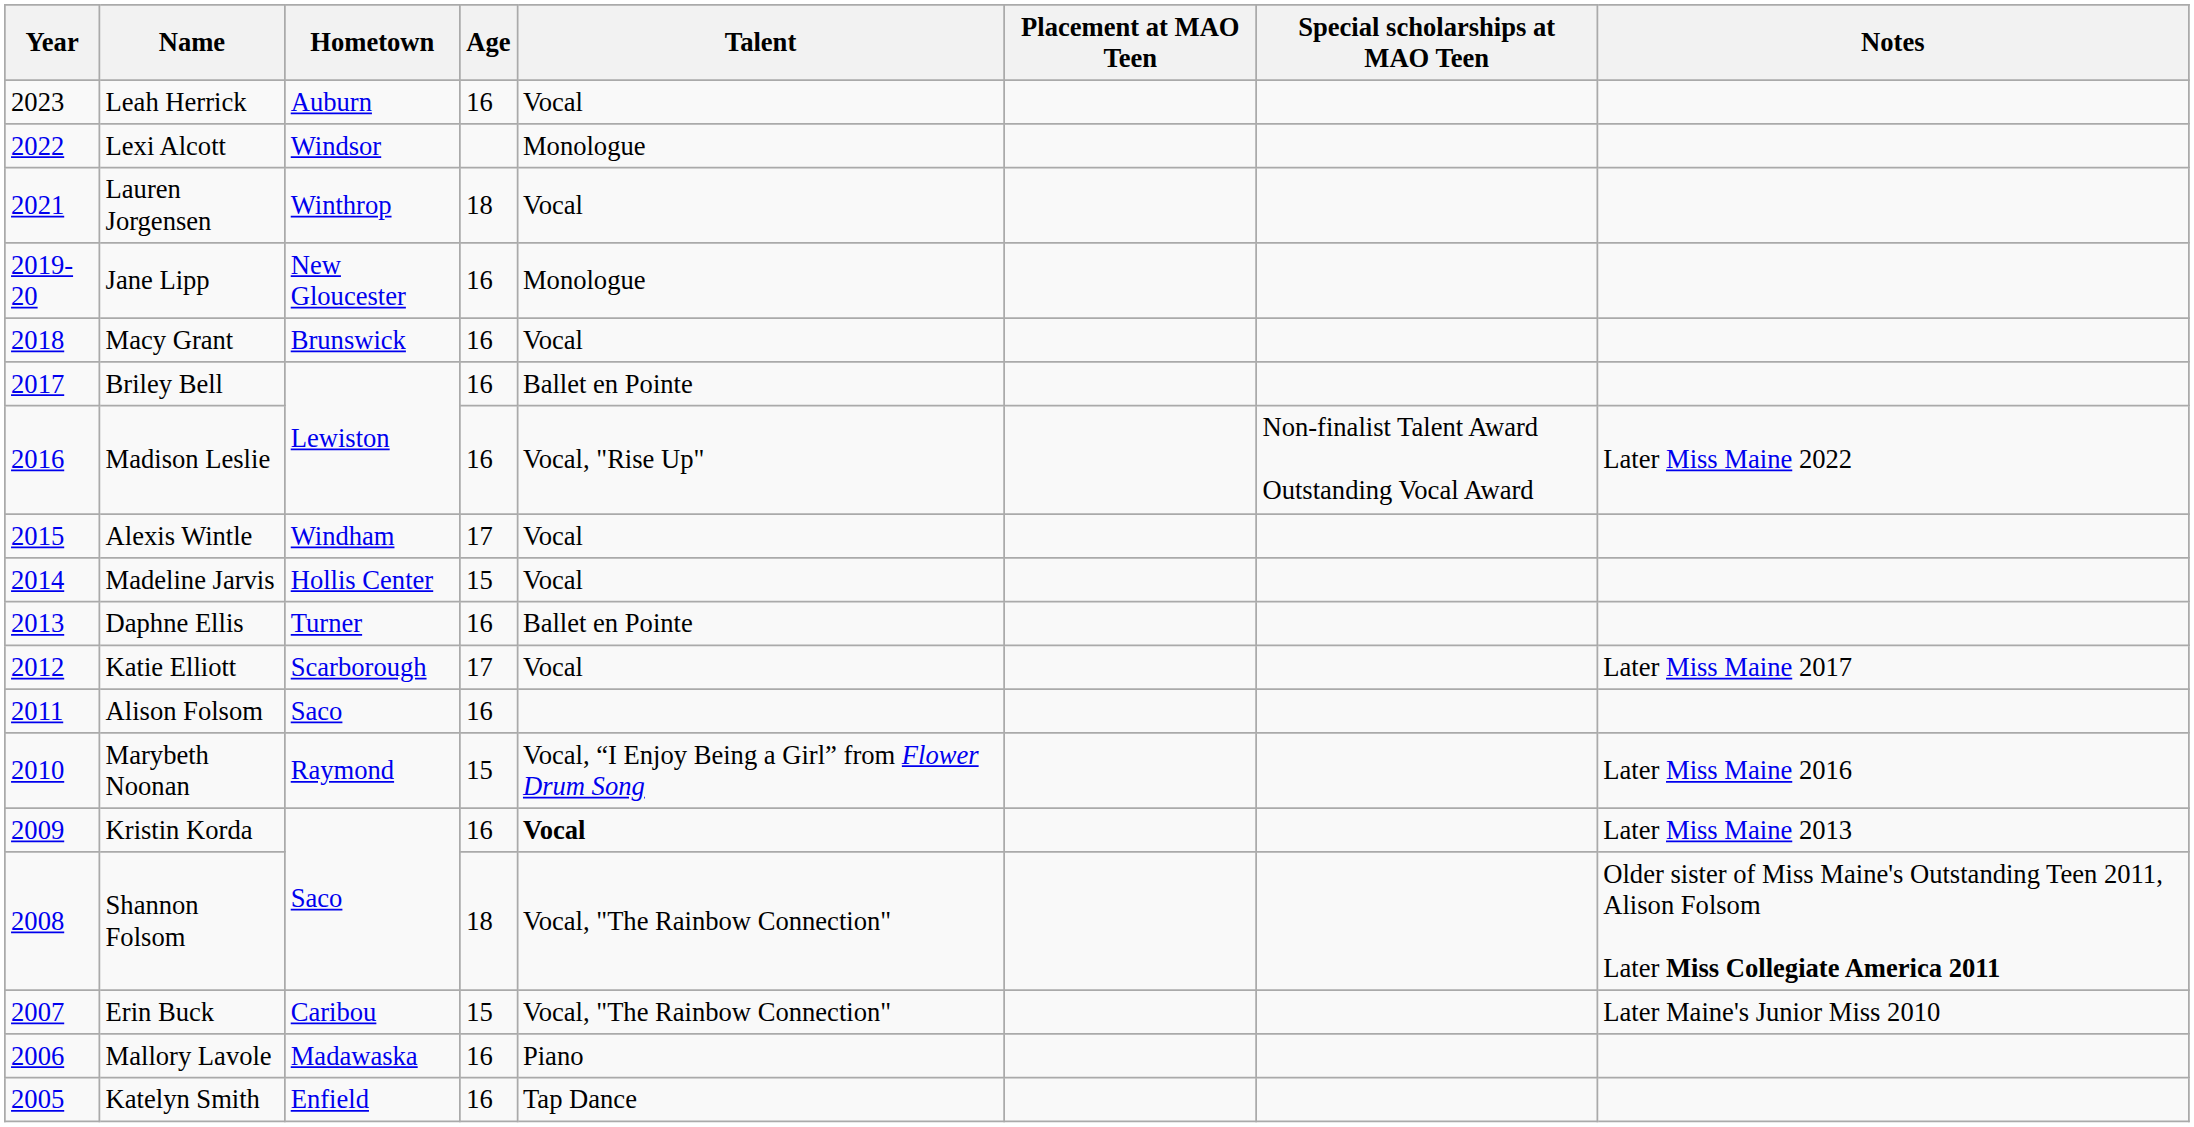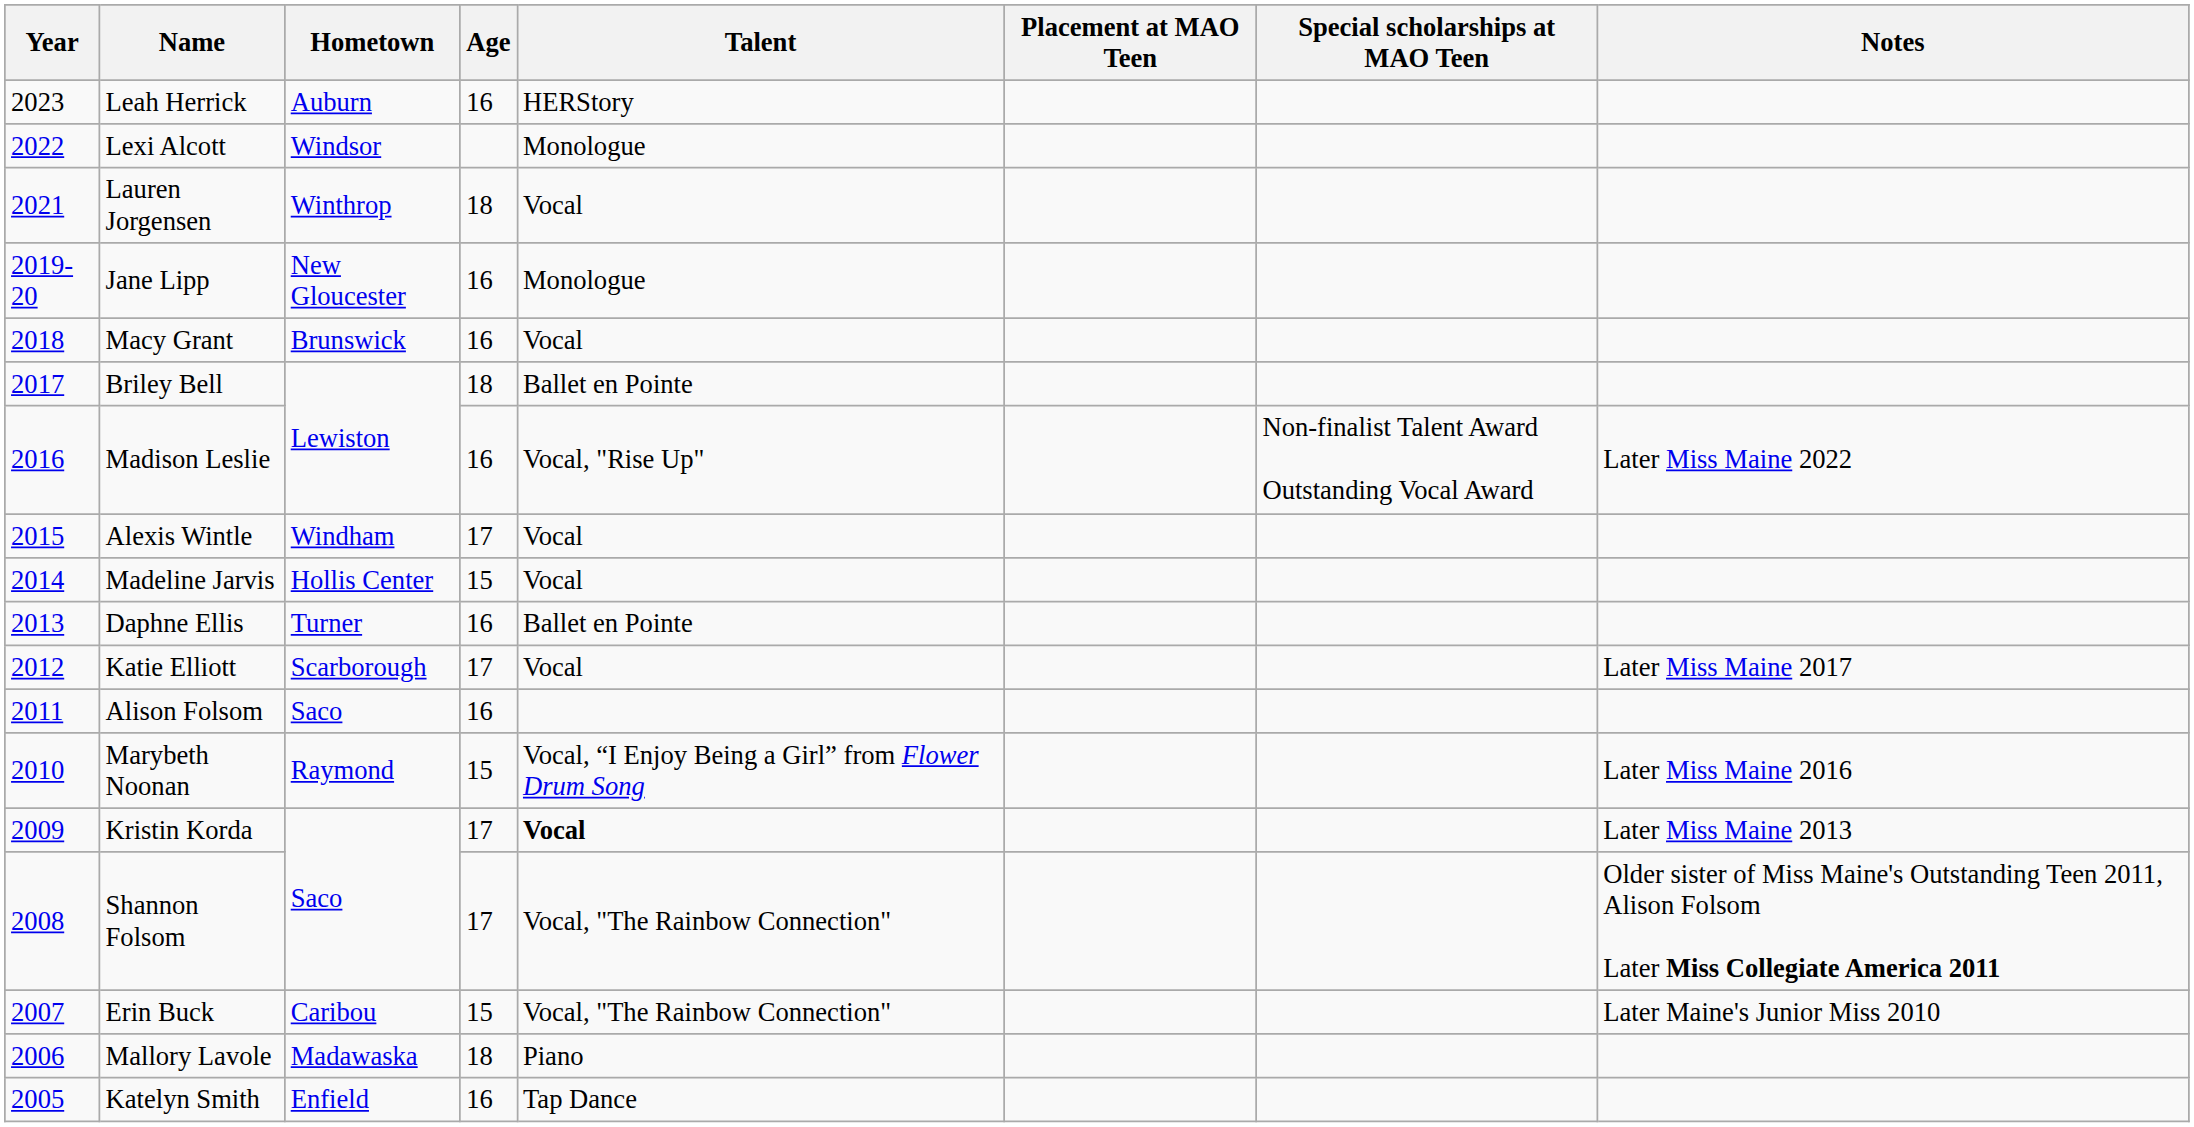(553, 101) Vocal -> (578, 101) HERStory
(480, 384) 16 -> (480, 384) 18
(480, 829) 16 -> (480, 829) 17
(480, 920) 18 -> (480, 920) 17
(480, 1055) 16 -> (480, 1055) 18
